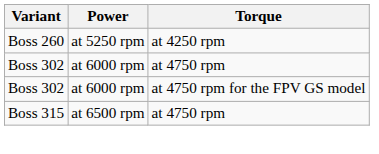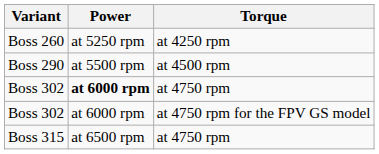+ row: (36, 64)
(108, 64) normal -> (110, 88) bold
